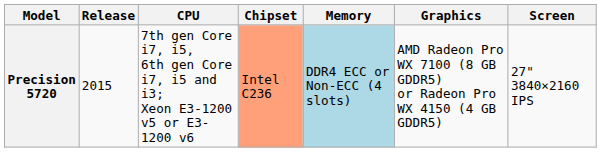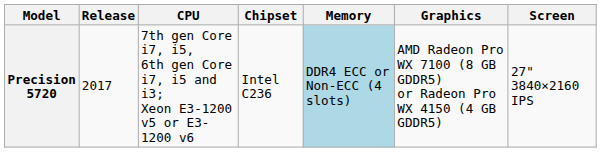(97, 86) 2015 -> (97, 86) 2017
(261, 86) lightsalmon background -> (261, 86) no background
